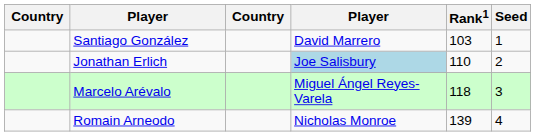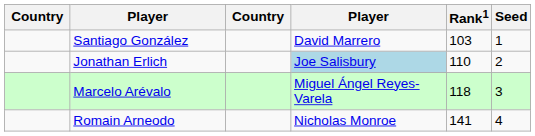(460, 120) 139 -> (460, 120) 141
